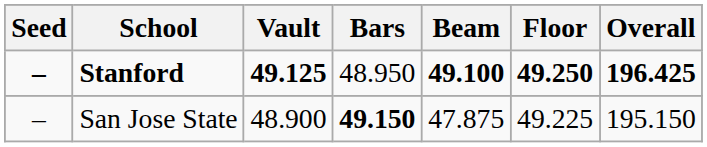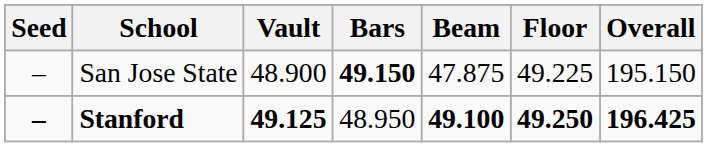rows swapped: (132, 73) <-> (159, 118)
